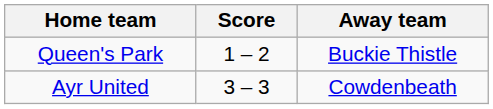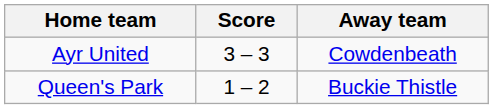rows swapped: (100, 86) <-> (100, 53)
